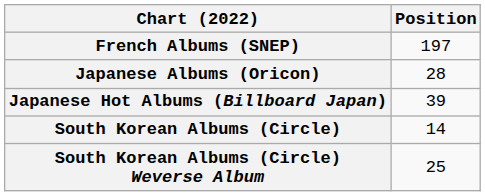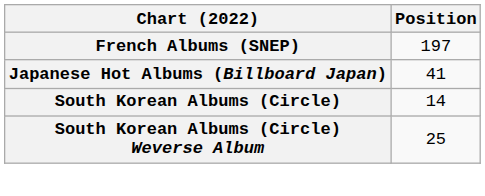- row: (198, 74)
(436, 102) 39 -> (436, 74) 41
